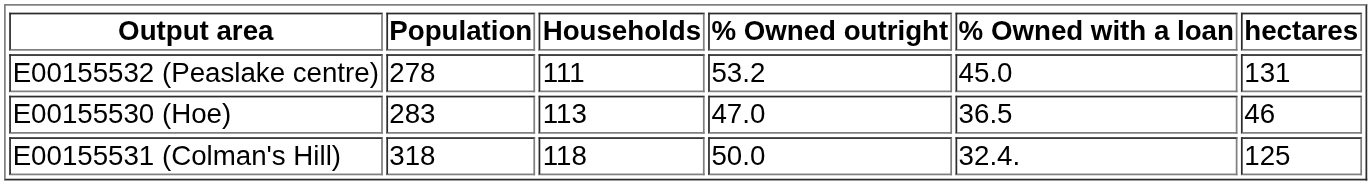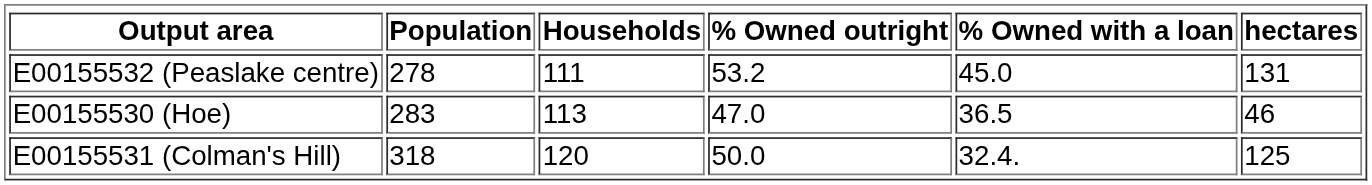(565, 155) 118 -> (566, 155) 120
